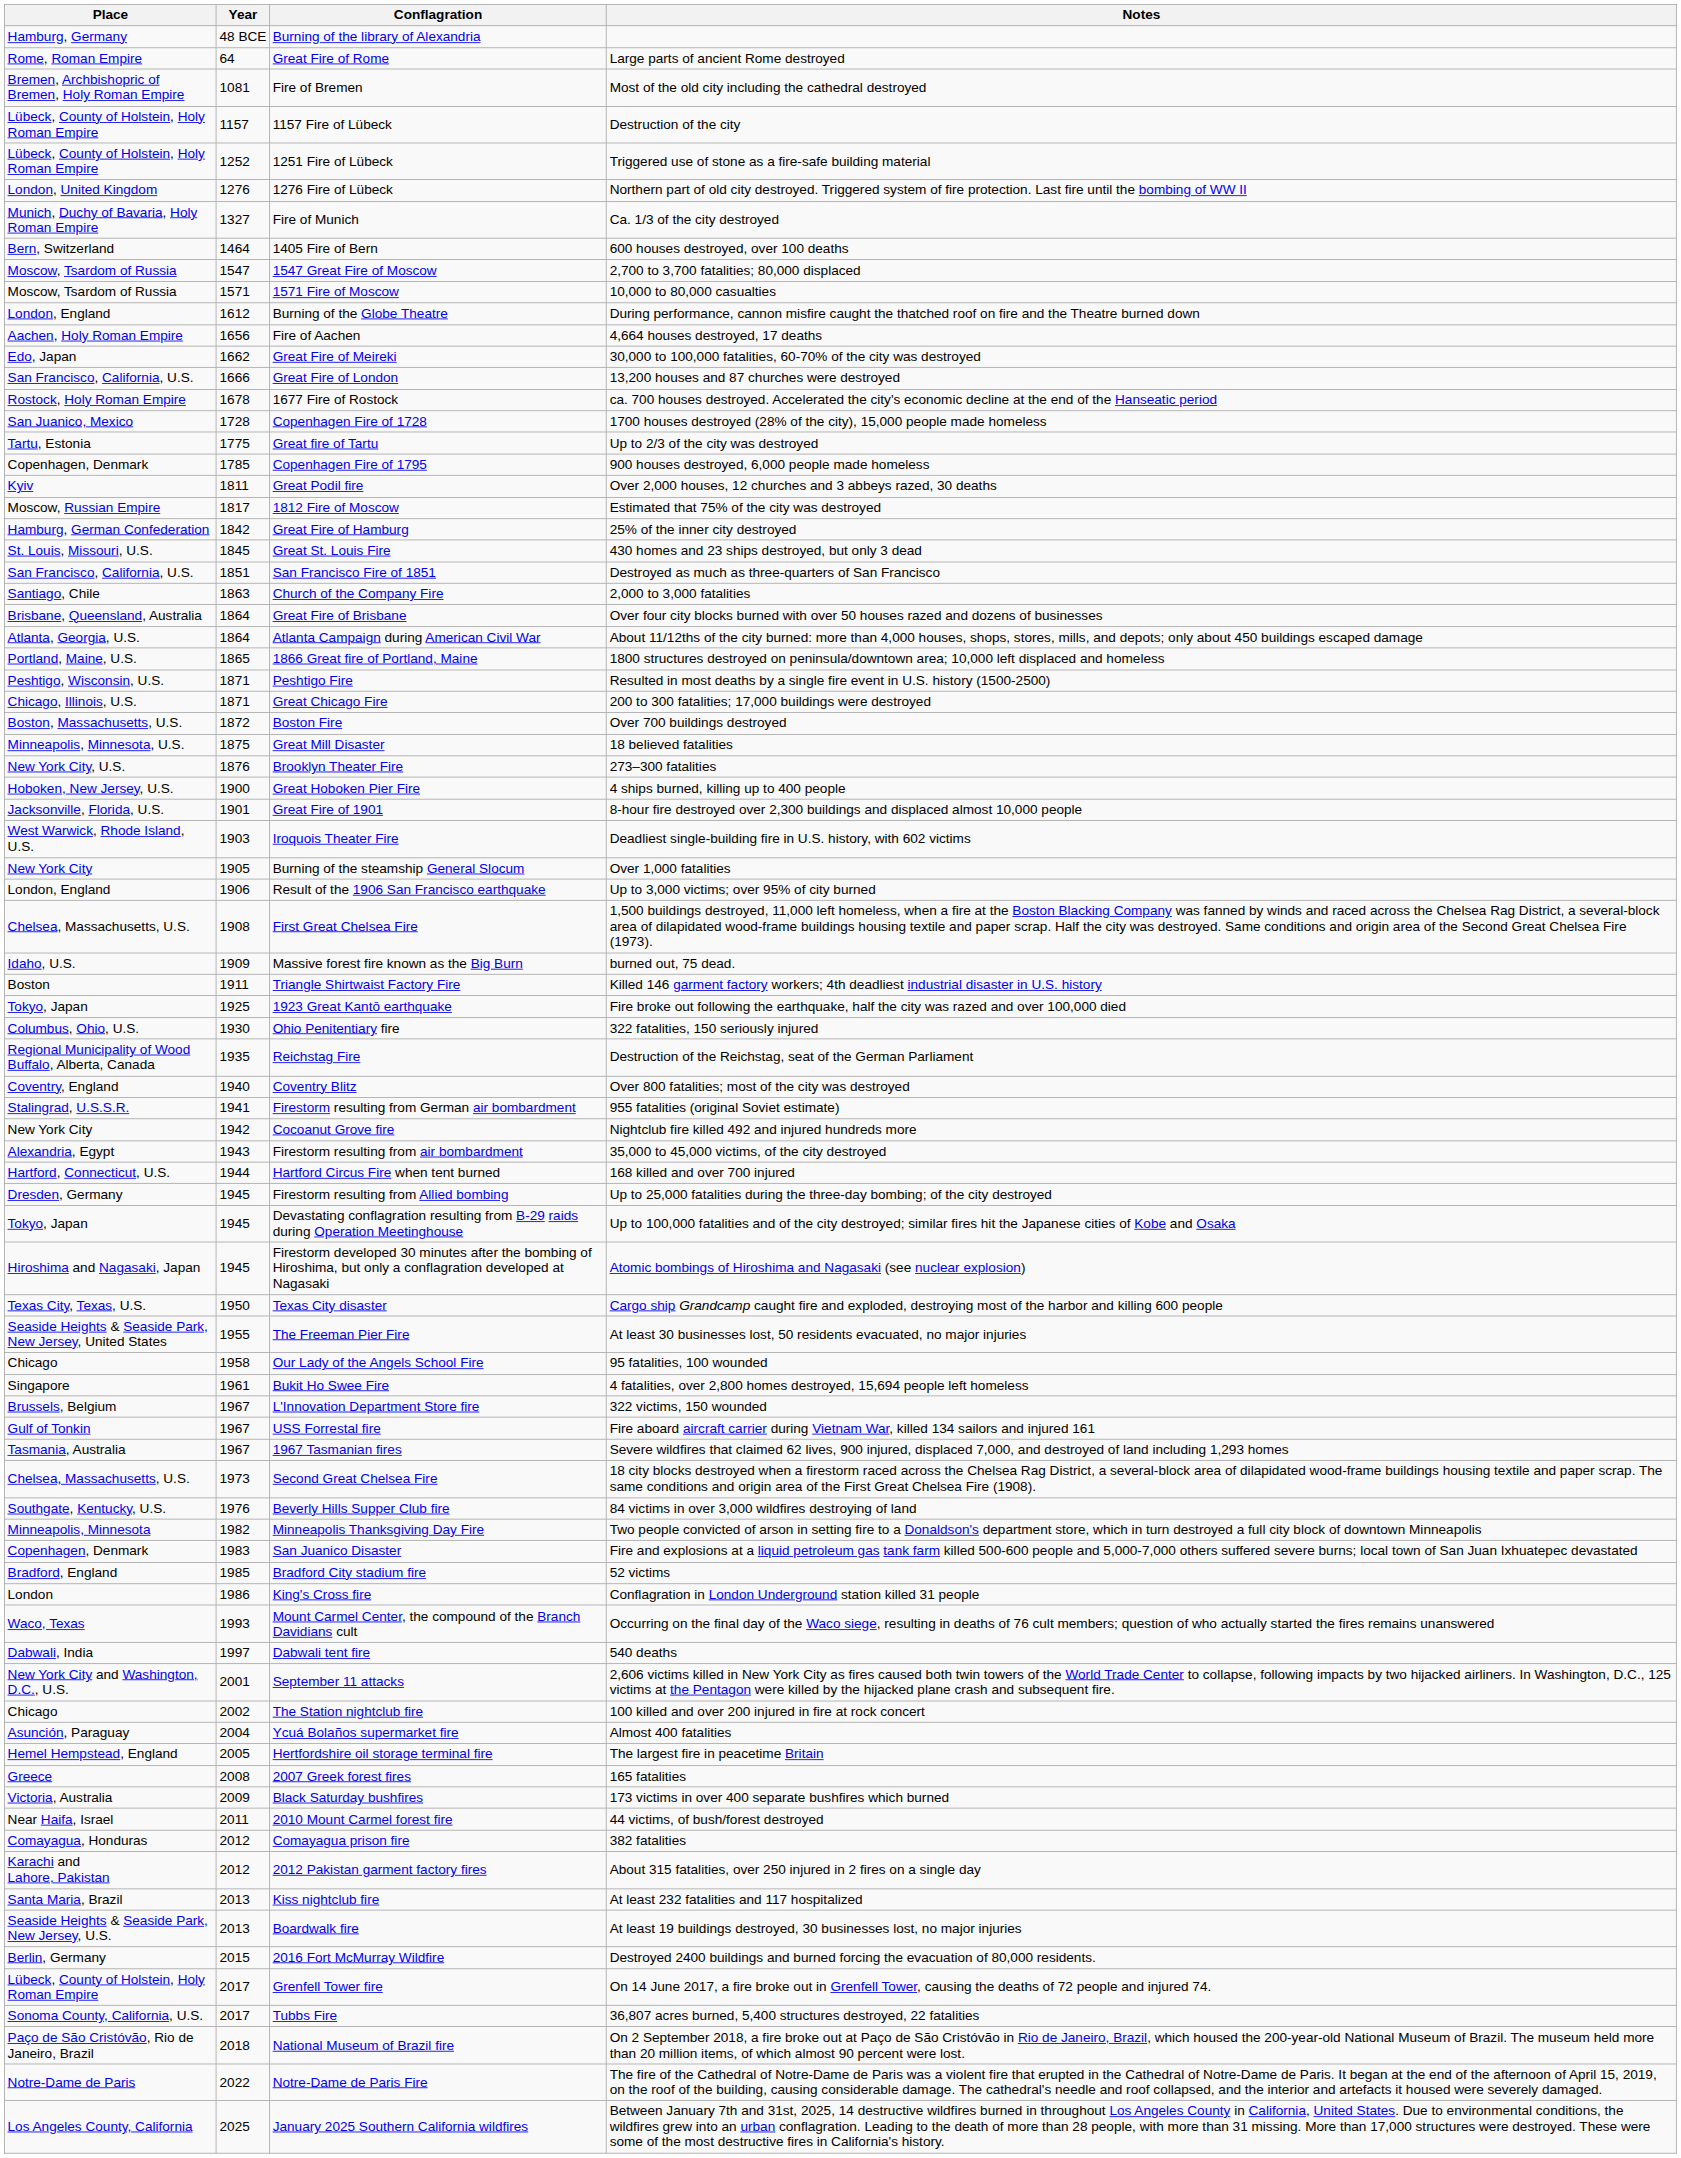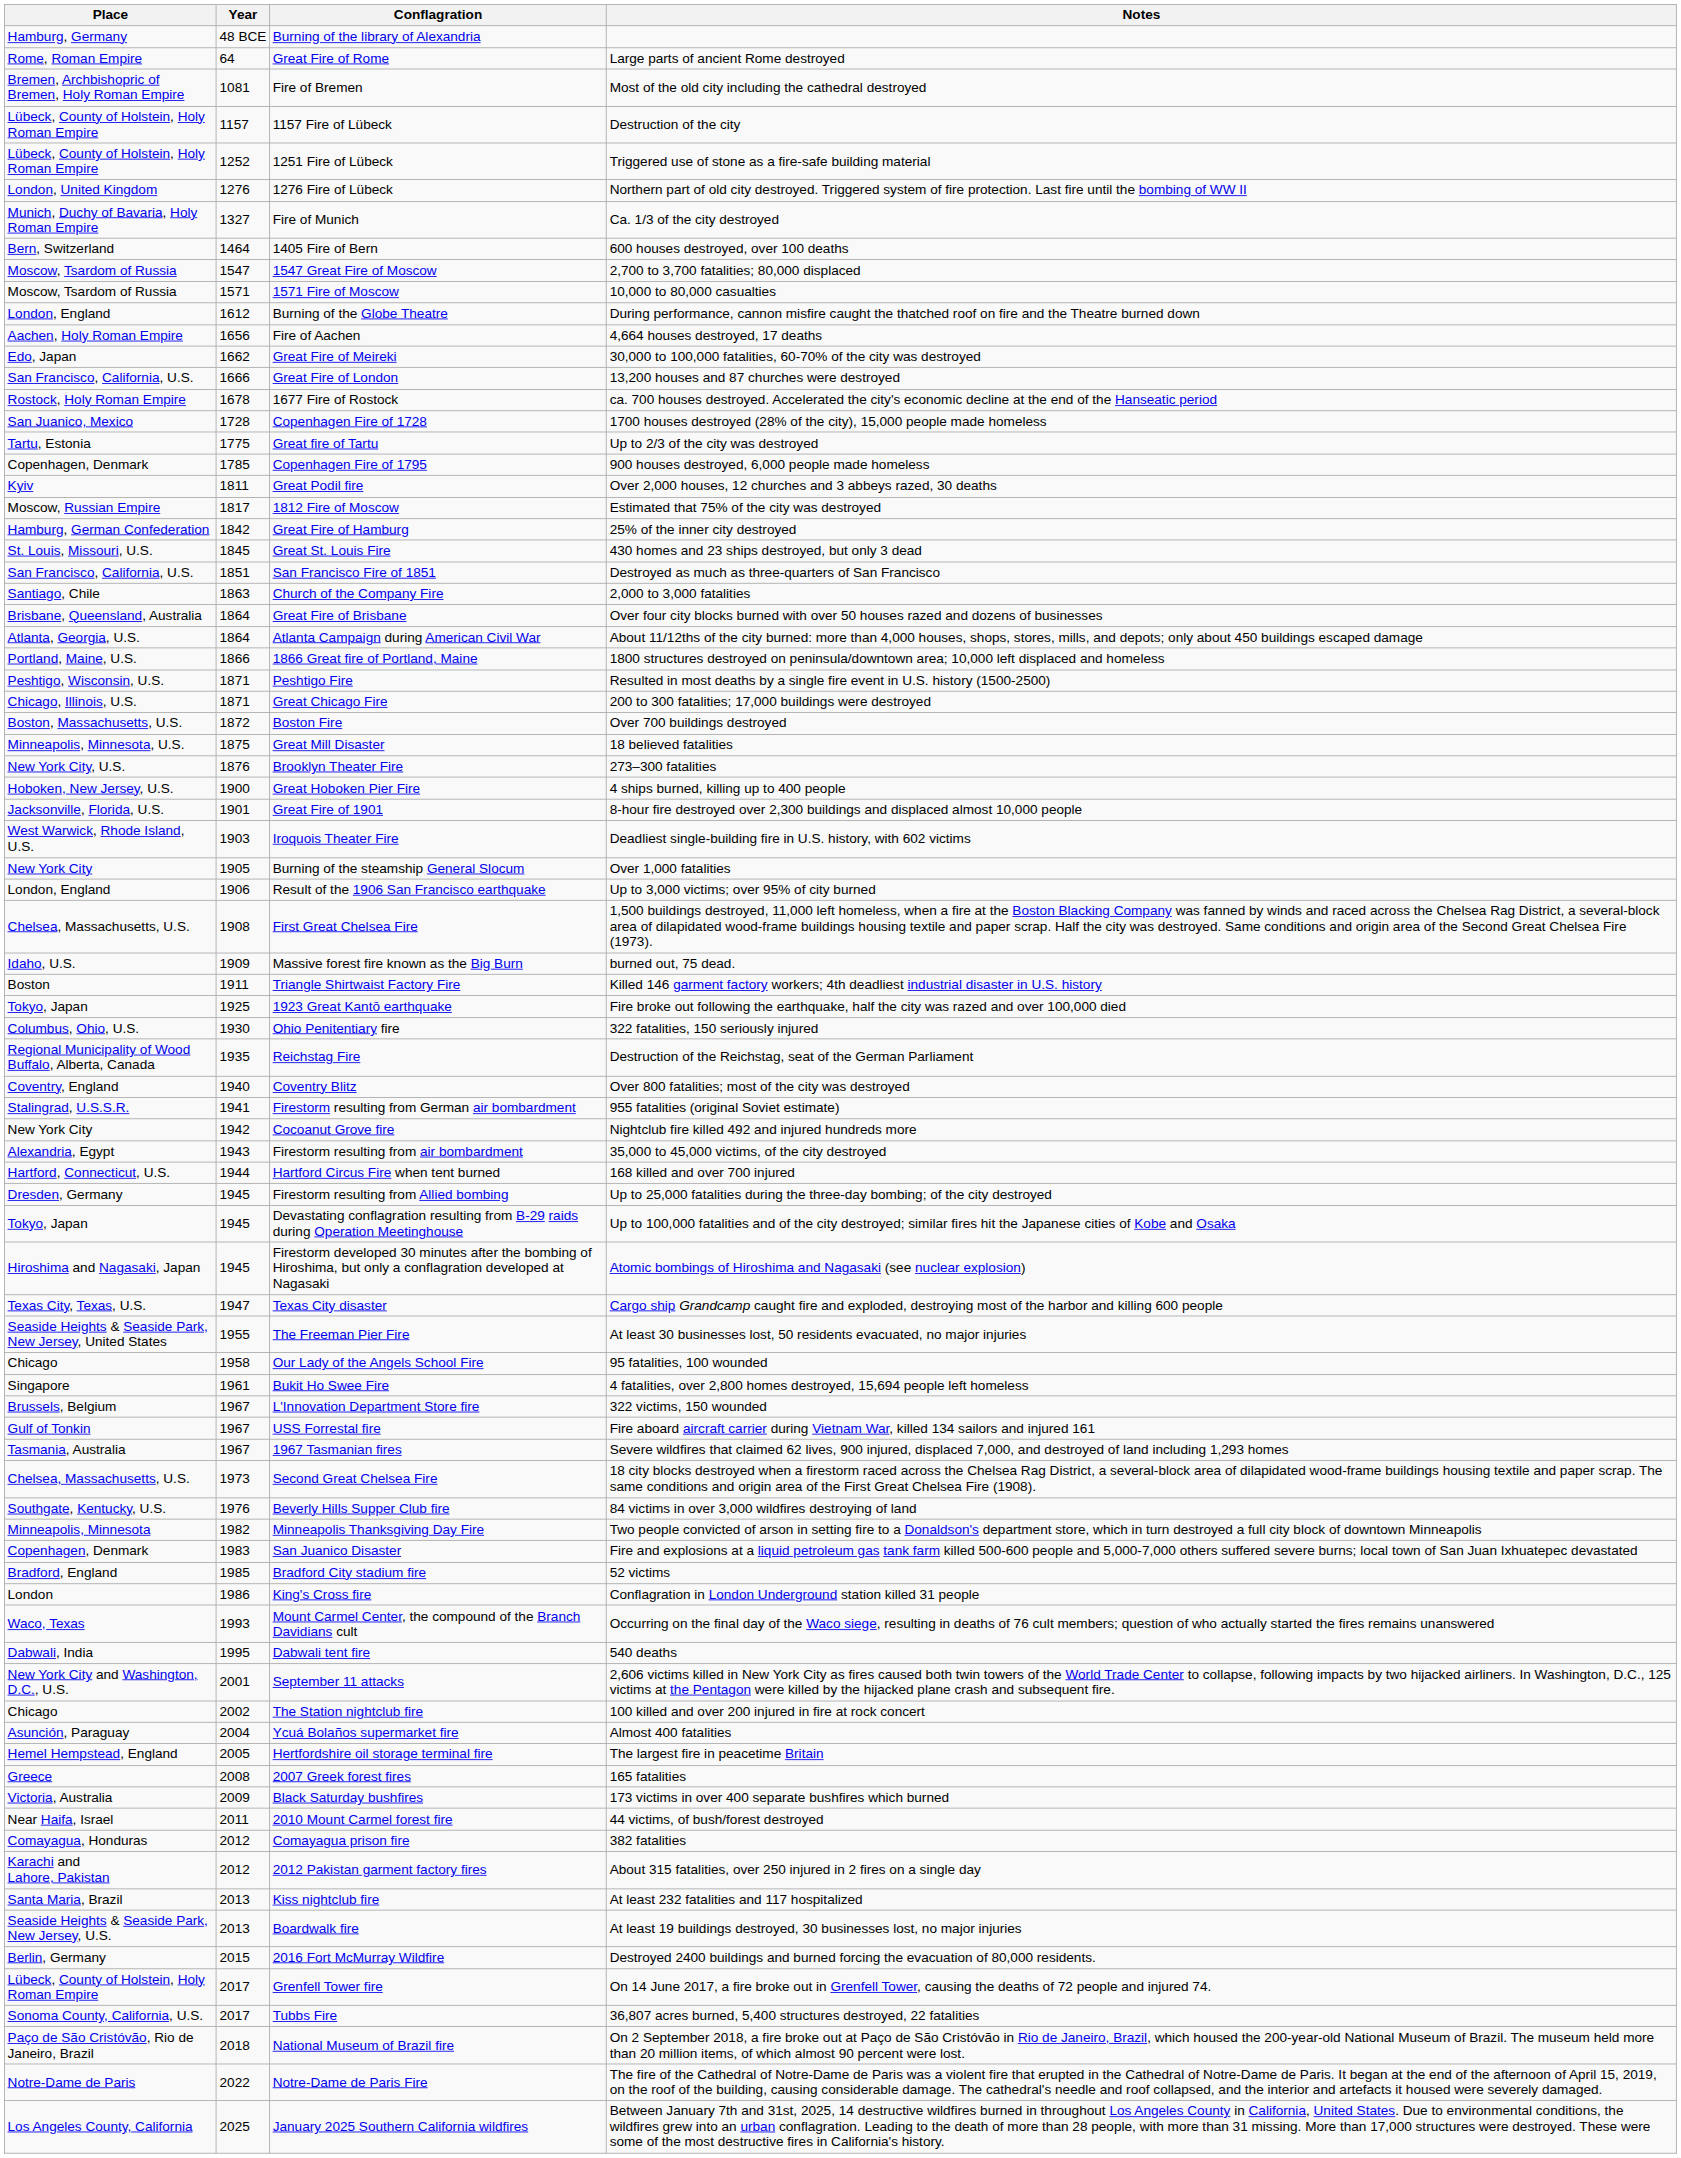(235, 658) 1865 -> (235, 658) 1866
(235, 1305) 1950 -> (235, 1305) 1947
(235, 1653) 1997 -> (235, 1653) 1995
